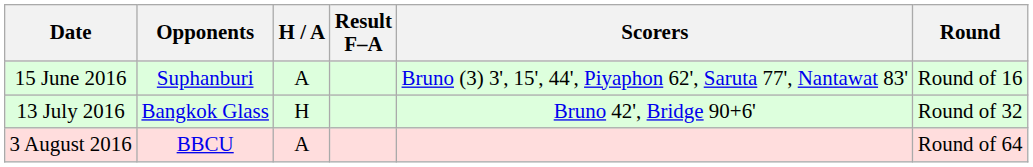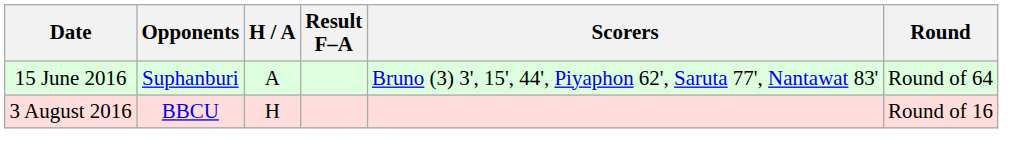(970, 77) Round of 16 -> (940, 77) Round of 64
- row: (71, 111)
(302, 144) A -> (272, 111) H
(970, 144) Round of 64 -> (940, 111) Round of 16
